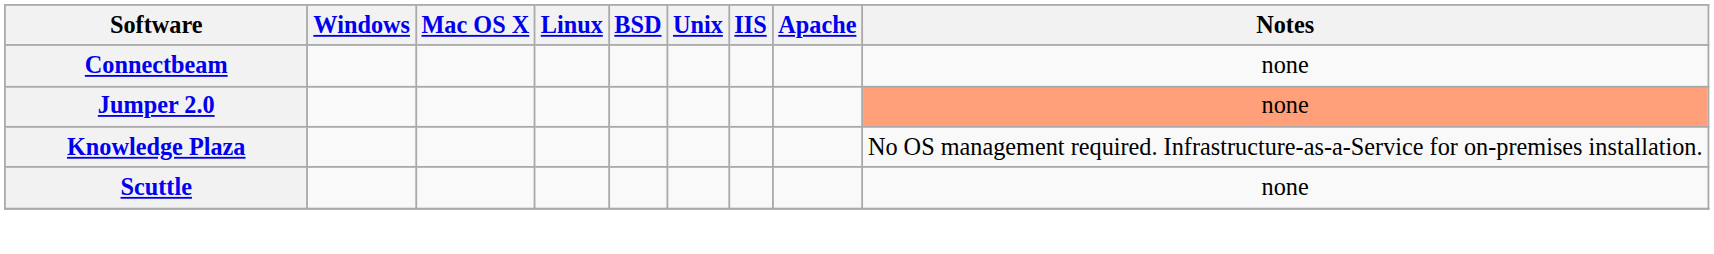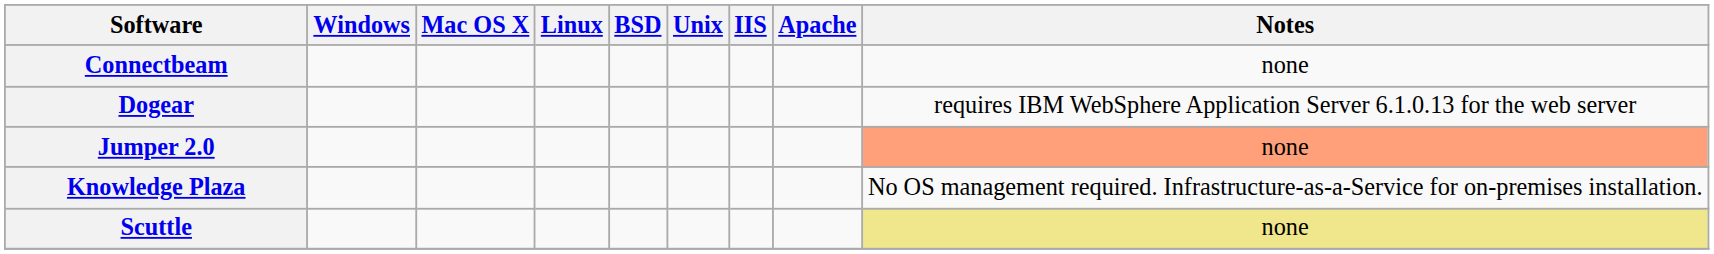+ row: (156, 106)
(1285, 187) no background -> (1285, 228) khaki background
